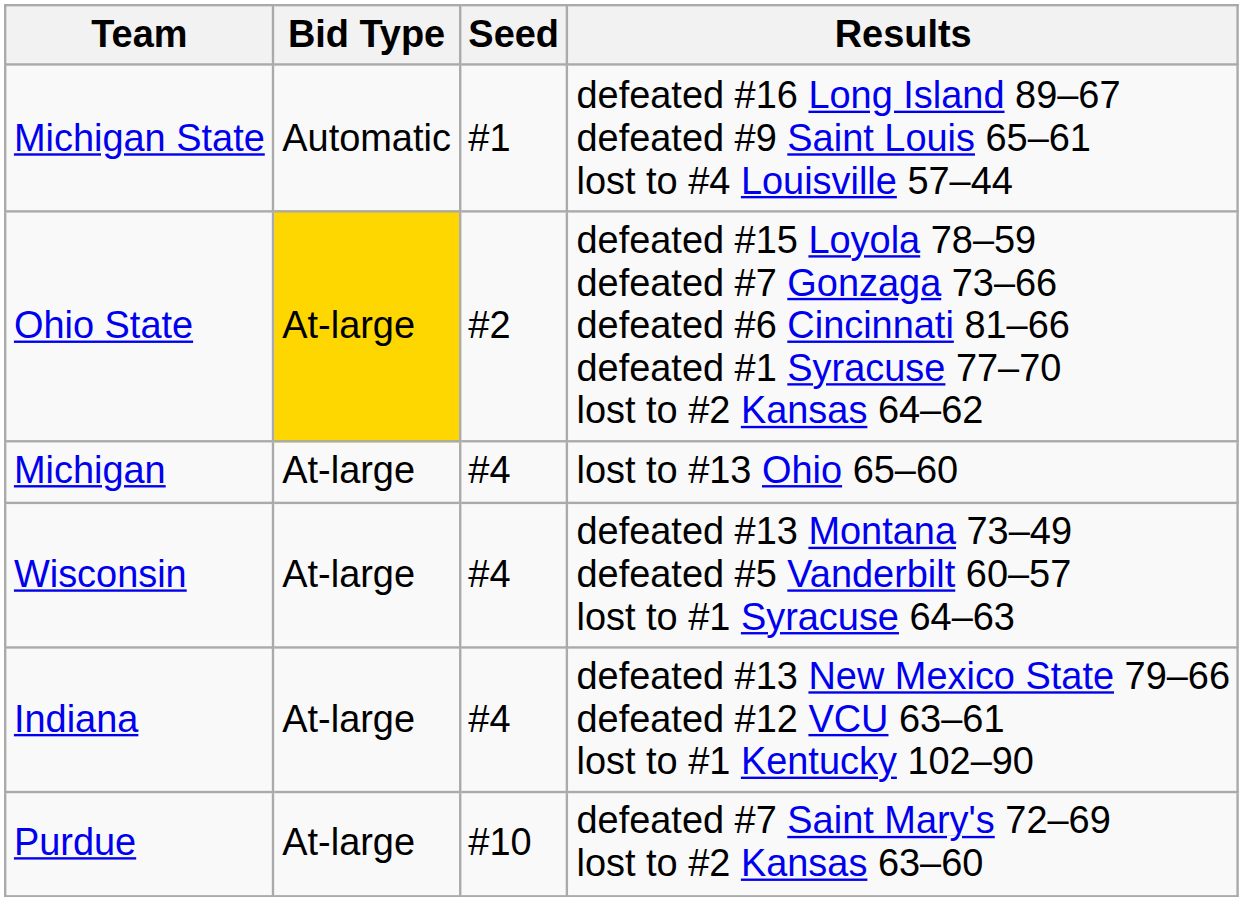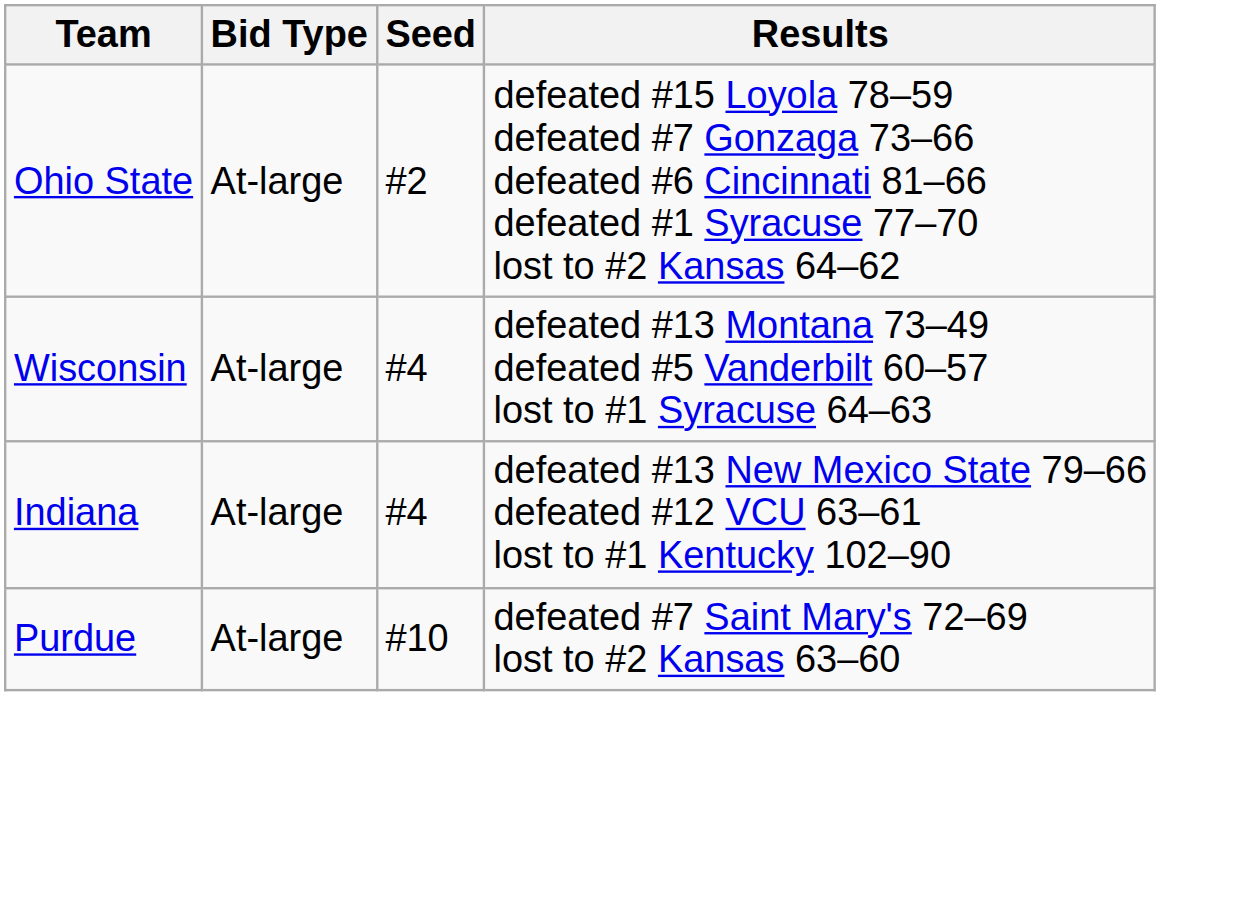- row: (139, 137)
(349, 325) gold background -> (277, 180) no background
- row: (90, 470)
